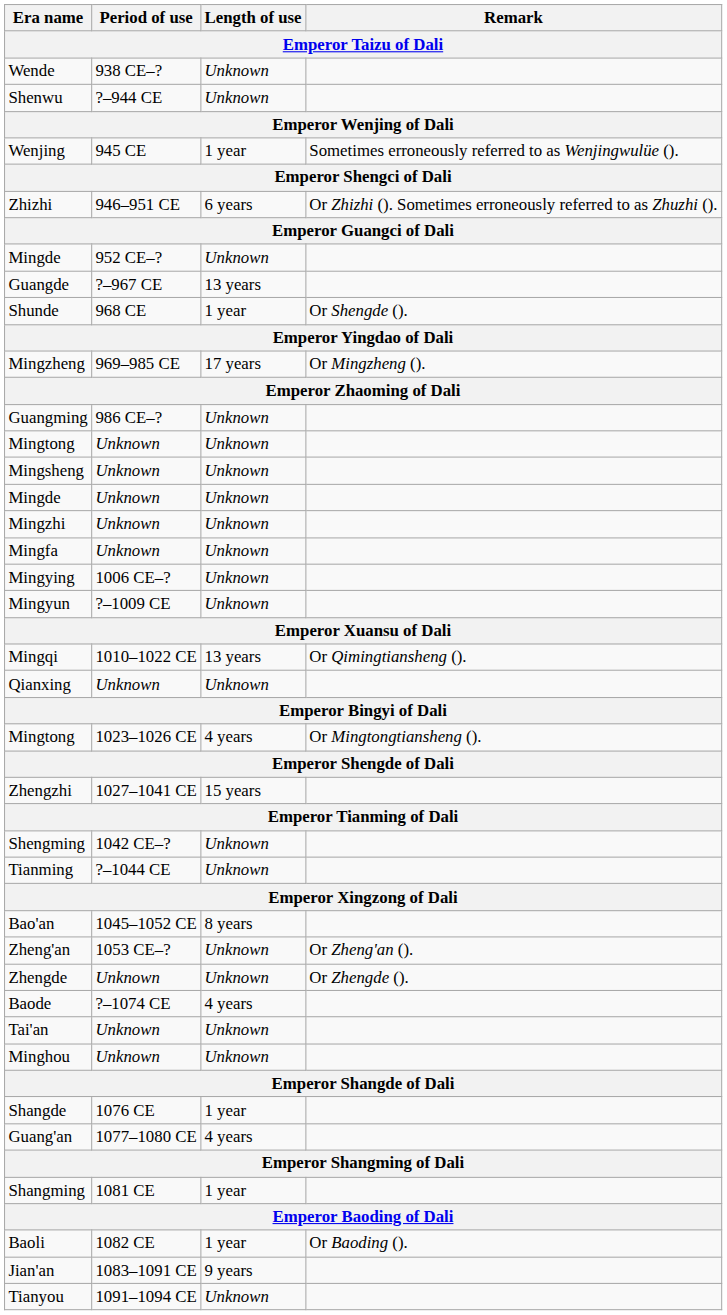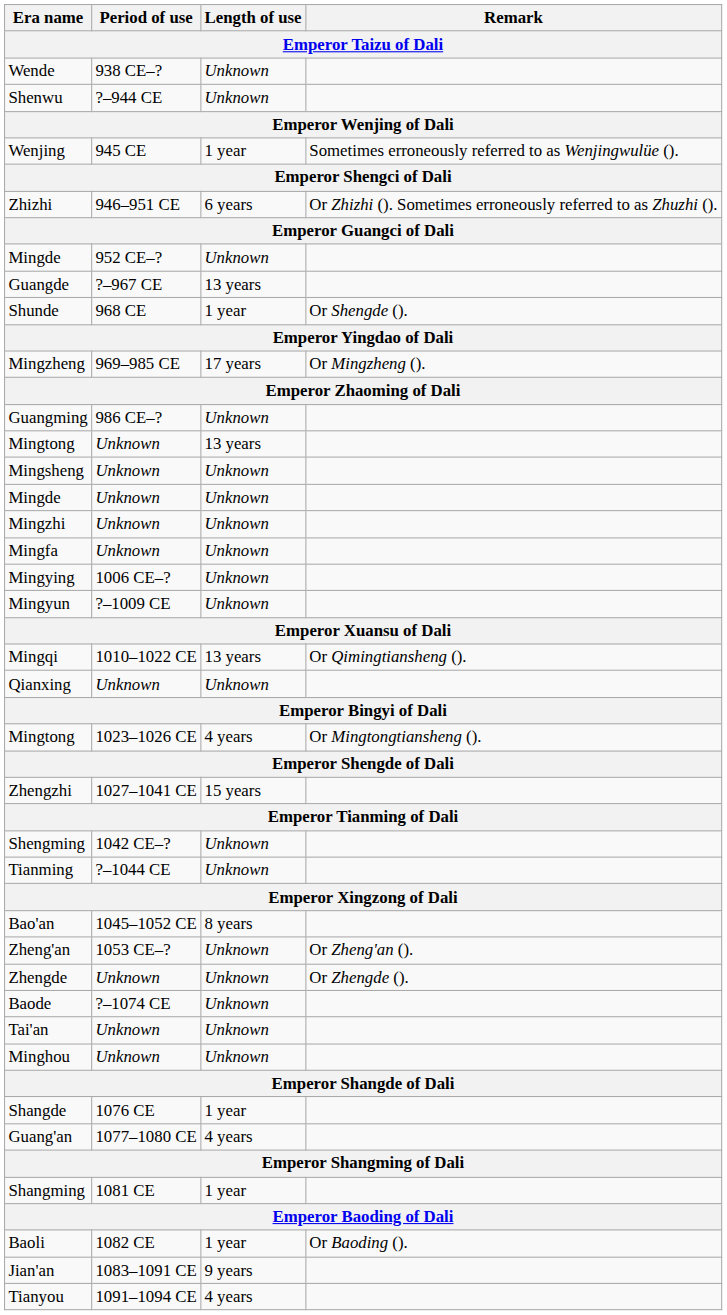(237, 444) Unknown -> (233, 444) 13 years
(229, 1003) 4 years -> (237, 1003) Unknown
(237, 1296) Unknown -> (229, 1296) 4 years
